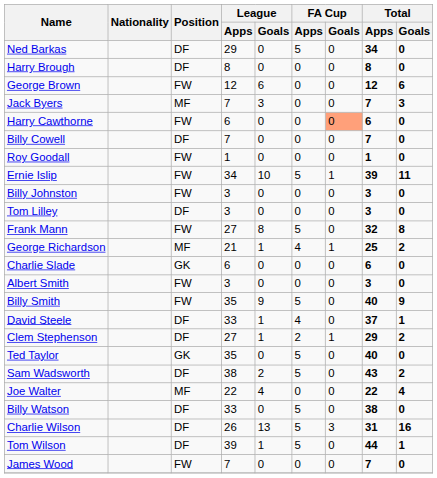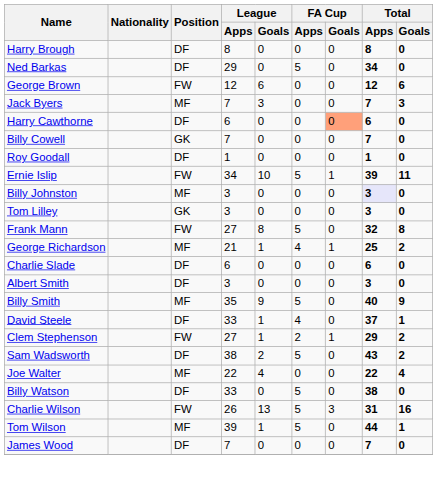rows swapped: (37, 49) <-> (41, 67)
(183, 121) FW -> (182, 121) DF
(182, 139) DF -> (182, 139) GK
(183, 157) FW -> (182, 157) DF
(183, 193) FW -> (182, 193) MF
(368, 193) no background -> (368, 193) lavender background
(182, 211) DF -> (182, 211) GK
(182, 265) GK -> (182, 265) DF
(183, 283) FW -> (182, 283) DF
(183, 301) FW -> (182, 301) MF
(182, 337) DF -> (183, 337) FW
- row: (33, 355)
(182, 427) DF -> (183, 409) FW
(182, 445) DF -> (182, 427) MF
(183, 463) FW -> (182, 445) DF
